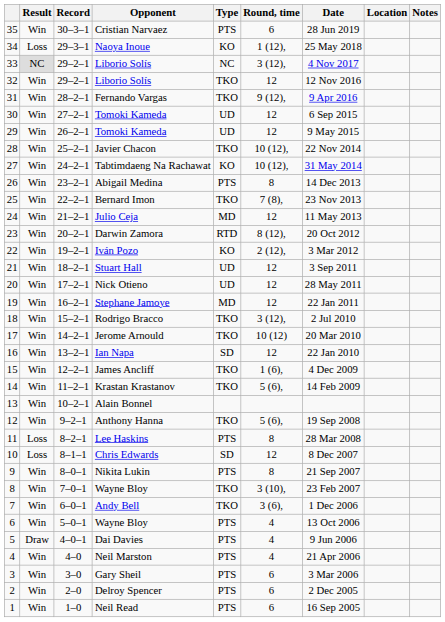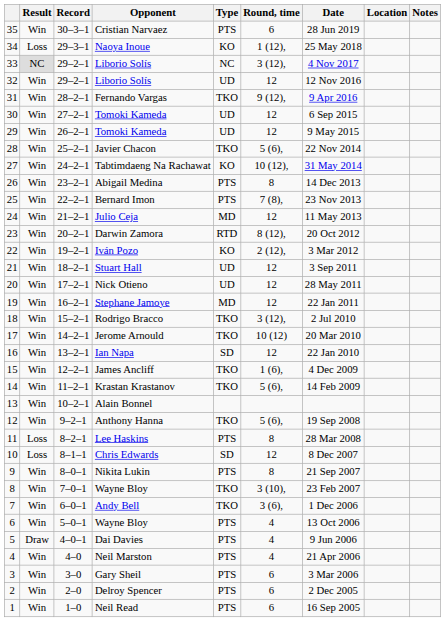(227, 81) TKO -> (227, 81) UD
(271, 149) 10 (12), -> (271, 149) 5 (6),
(227, 200) TKO -> (227, 200) PTS
